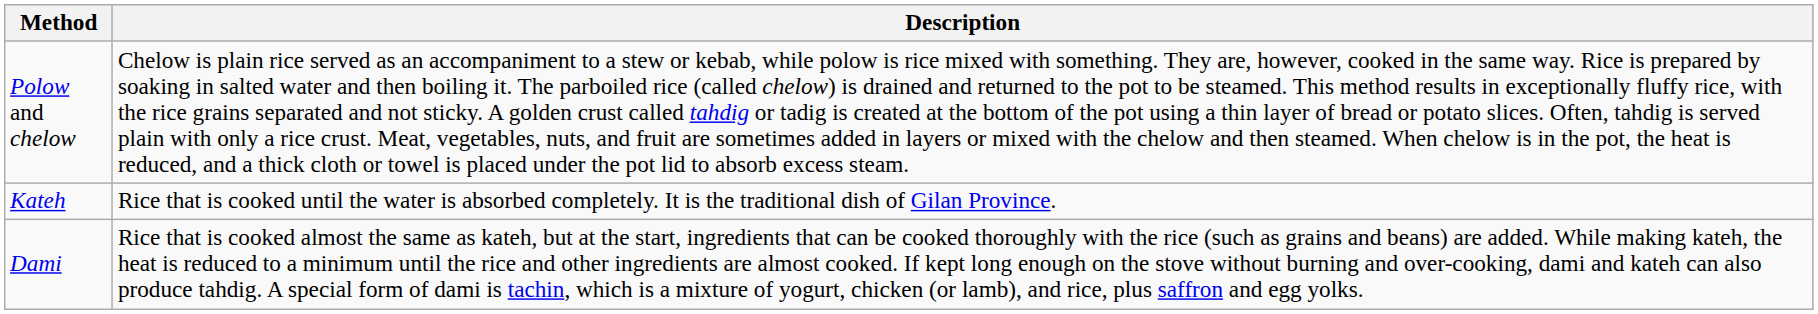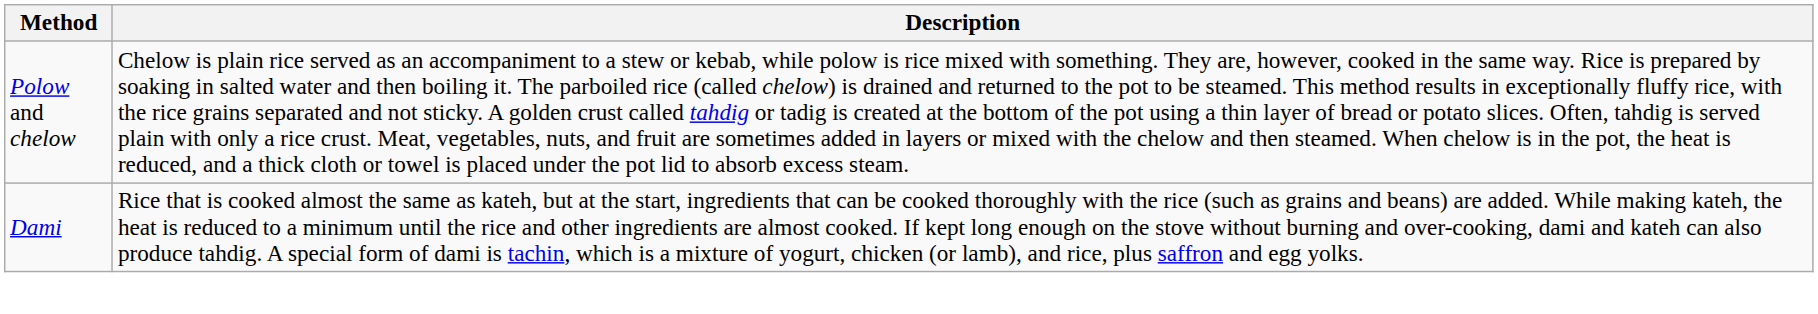- row: (38, 200)
